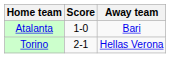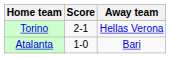rows swapped: (34, 45) <-> (34, 28)
